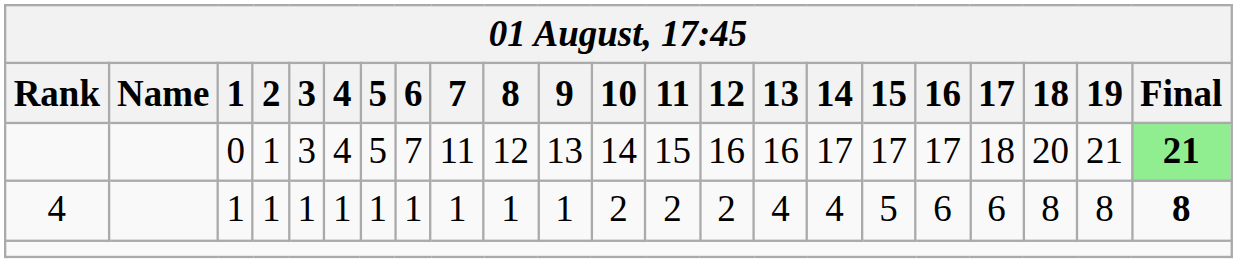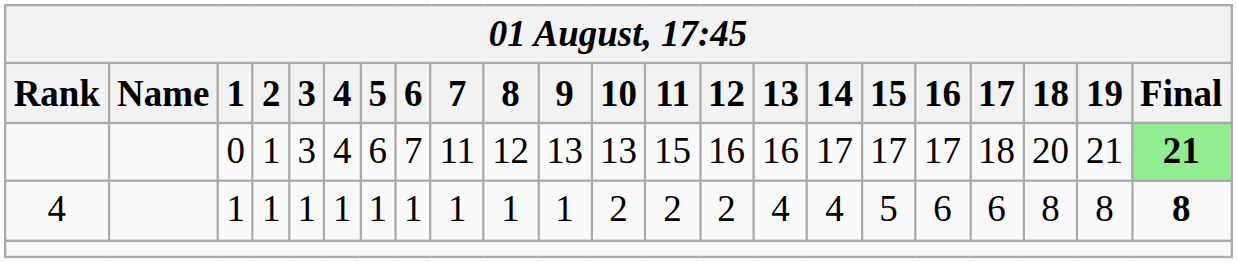(378, 151) 5 -> (378, 151) 6
(619, 151) 14 -> (619, 151) 13
